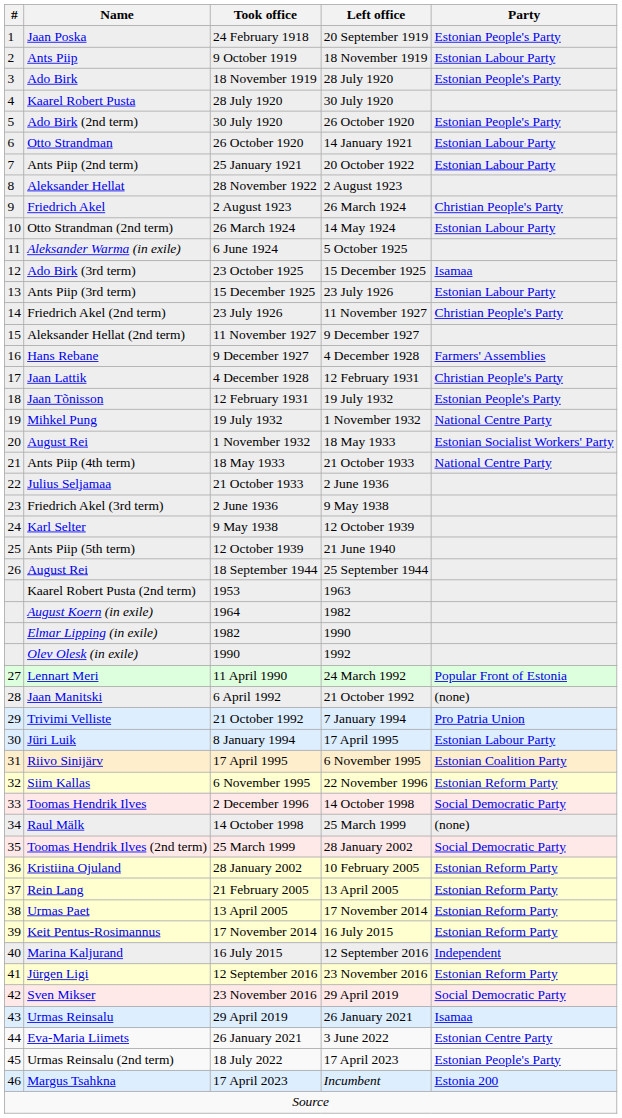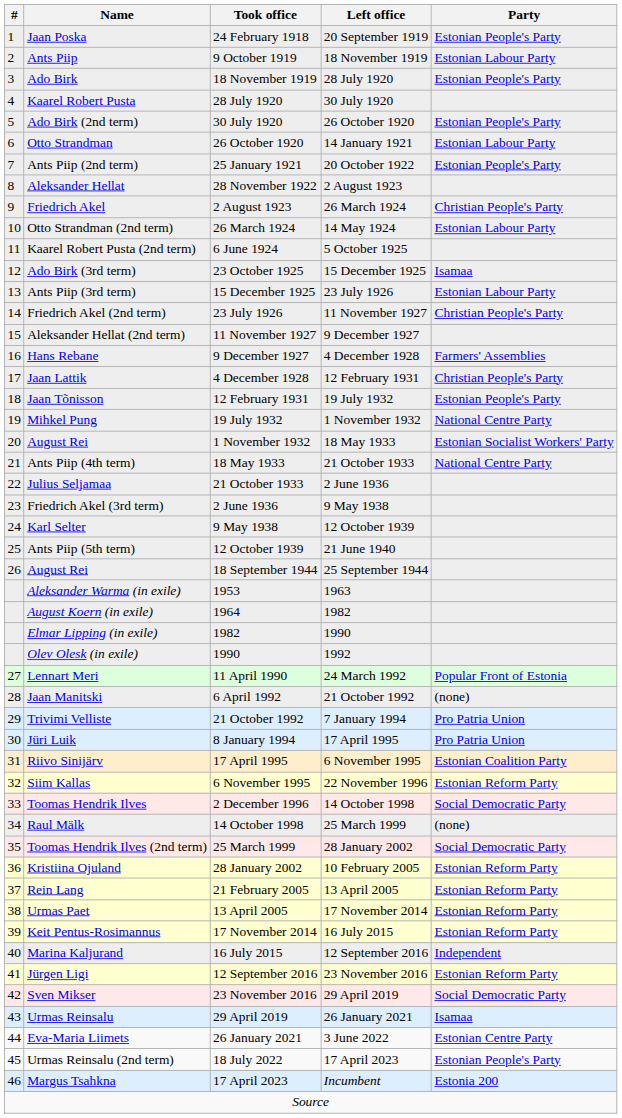(495, 164) Estonian Labour Party -> (498, 164) Estonian People's Party
(104, 249) Aleksander Warma (in exile) -> (112, 249) Kaarel Robert Pusta (2nd term)
(112, 590) Kaarel Robert Pusta (2nd term) -> (104, 590) Aleksander Warma (in exile)
(495, 739) Estonian Labour Party -> (480, 739) Pro Patria Union
